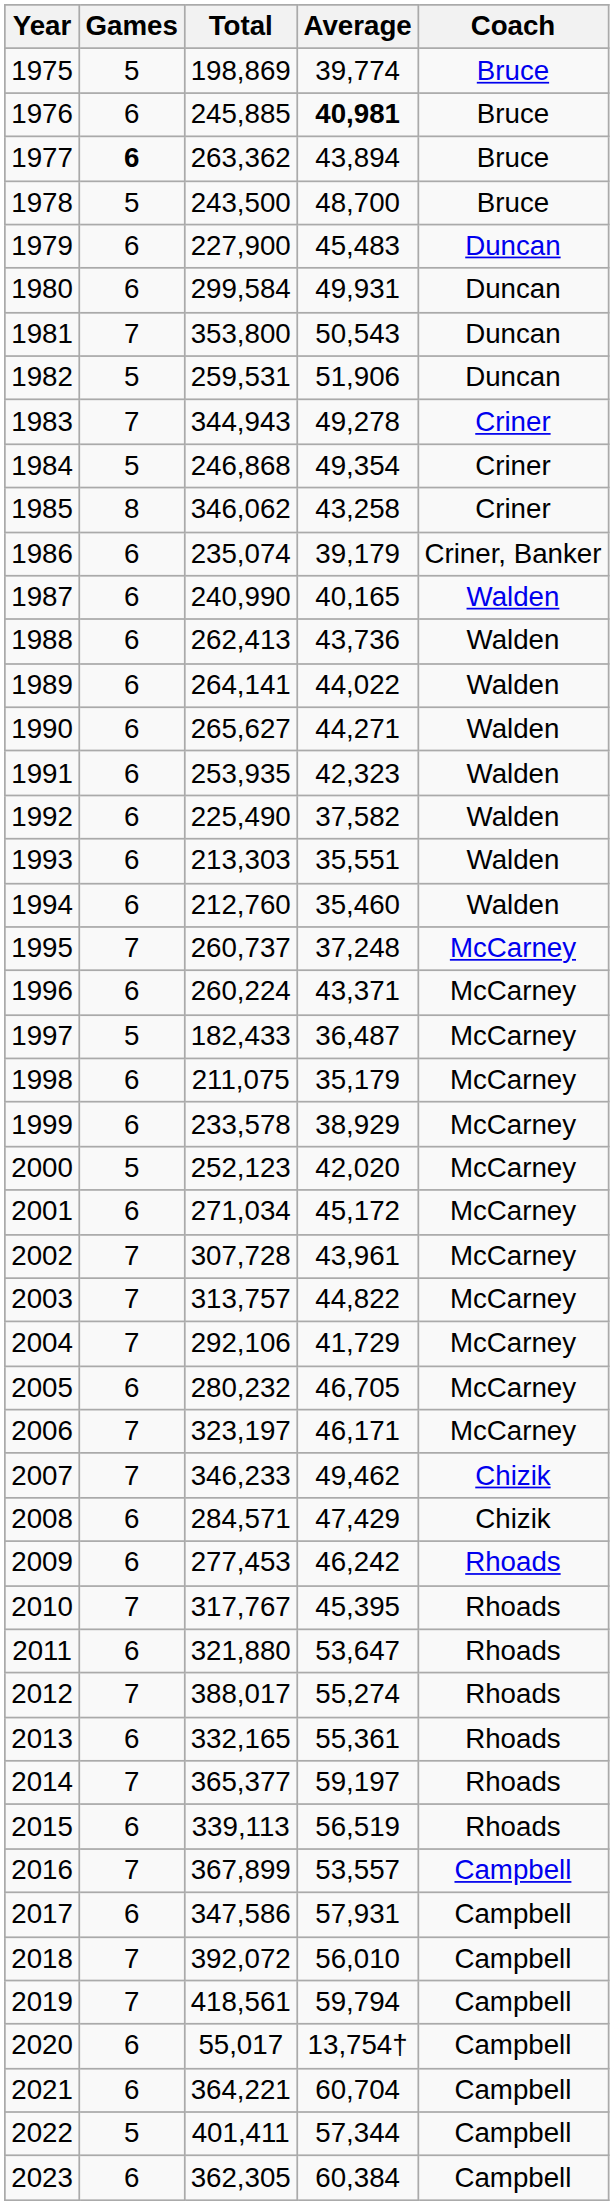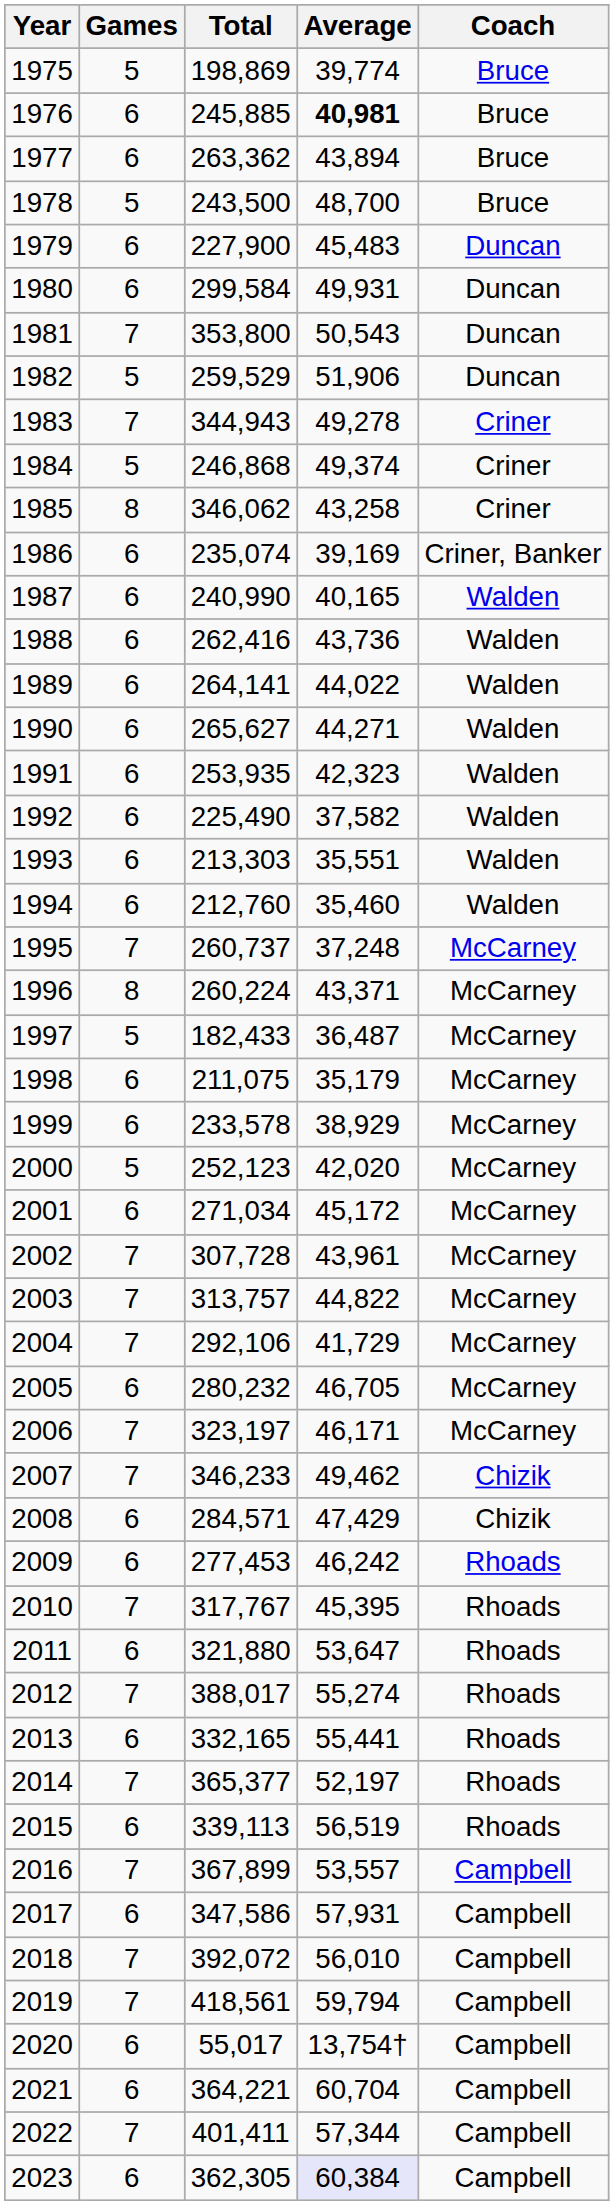(132, 158) bold -> (132, 158) normal
(241, 377) 259,531 -> (241, 377) 259,529
(358, 465) 49,354 -> (358, 465) 49,374
(358, 553) 39,179 -> (358, 553) 39,169
(241, 641) 262,413 -> (241, 641) 262,416
(132, 992) 6 -> (132, 992) 8
(358, 1738) 55,361 -> (358, 1738) 55,441
(358, 1782) 59,197 -> (358, 1782) 52,197
(132, 2133) 5 -> (132, 2133) 7
(358, 2177) no background -> (358, 2177) lavender background
